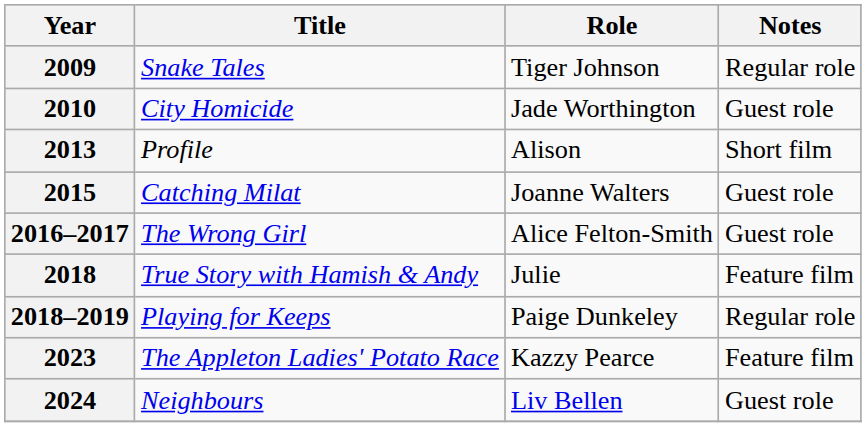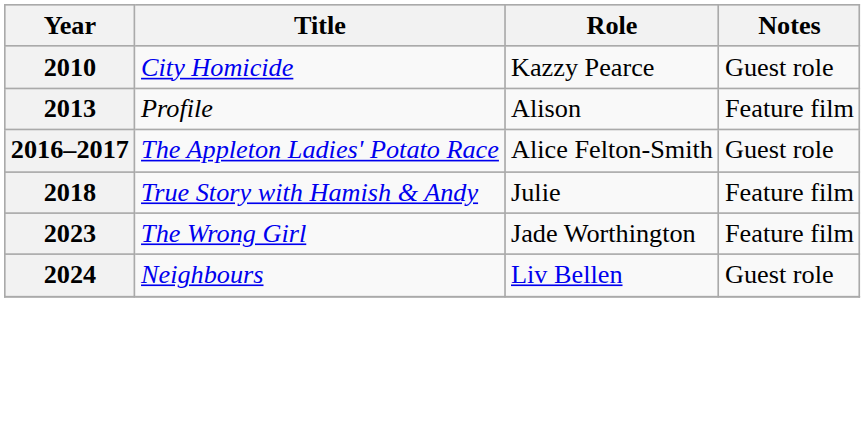- row: (70, 66)
(603, 108) Jade Worthington -> (583, 66) Kazzy Pearce
(779, 150) Short film -> (789, 108) Feature film
- row: (70, 191)
(224, 233) The Wrong Girl -> (320, 150) The Appleton Ladies' Potato Race
- row: (70, 316)
(320, 358) The Appleton Ladies' Potato Race -> (224, 233) The Wrong Girl
(583, 358) Kazzy Pearce -> (603, 233) Jade Worthington
